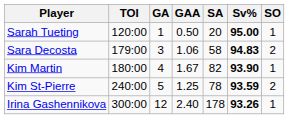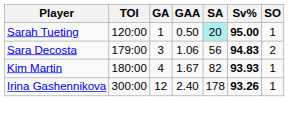(215, 31) no background -> (215, 31) paleturquoise background
(215, 50) 58 -> (215, 50) 56
(245, 68) 93.90 -> (245, 68) 93.93
- row: (41, 86)
